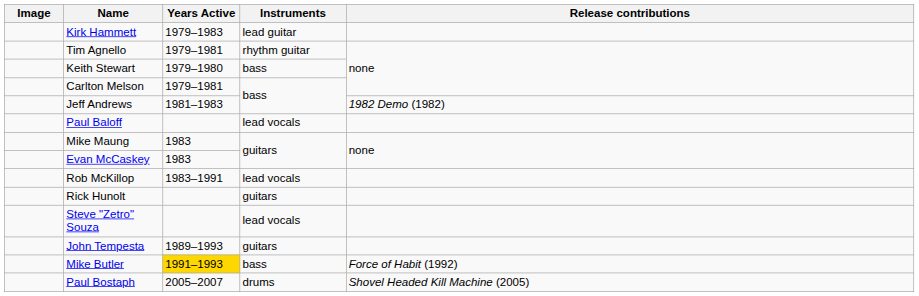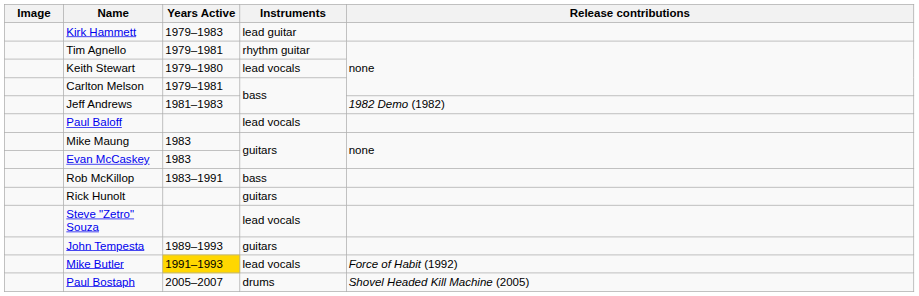(255, 68) bass -> (271, 68) lead vocals
(271, 178) lead vocals -> (255, 178) bass
(255, 264) bass -> (271, 264) lead vocals
